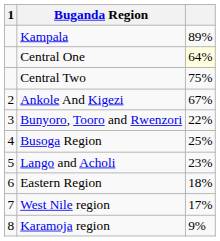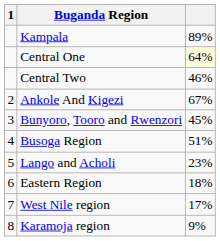(200, 78) 75% -> (200, 78) 46%
(200, 120) 22% -> (200, 120) 45%
(200, 141) 25% -> (200, 141) 51%
